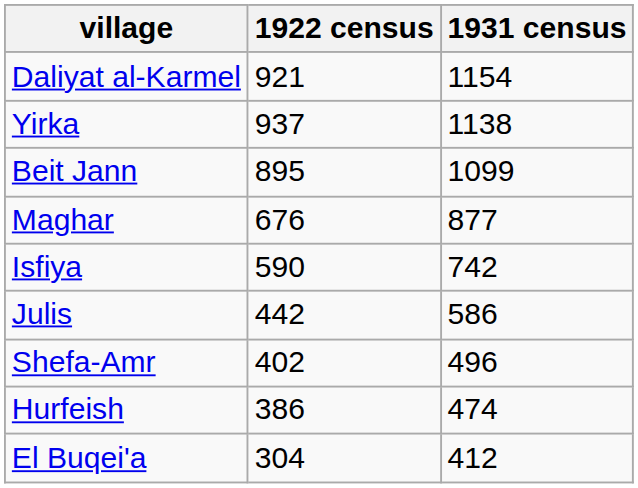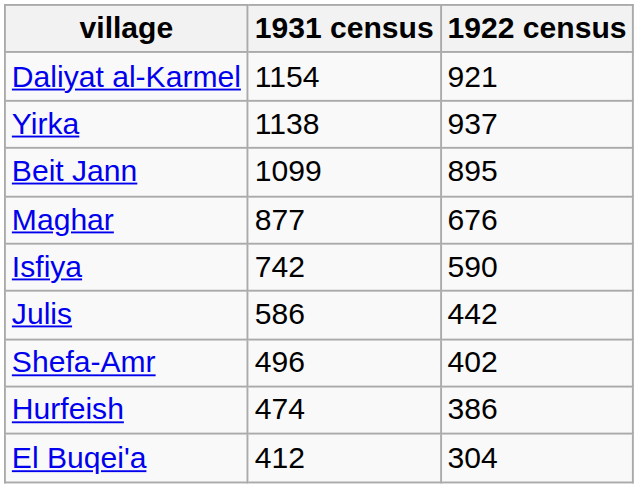columns swapped: (344, 28) <-> (537, 28)
